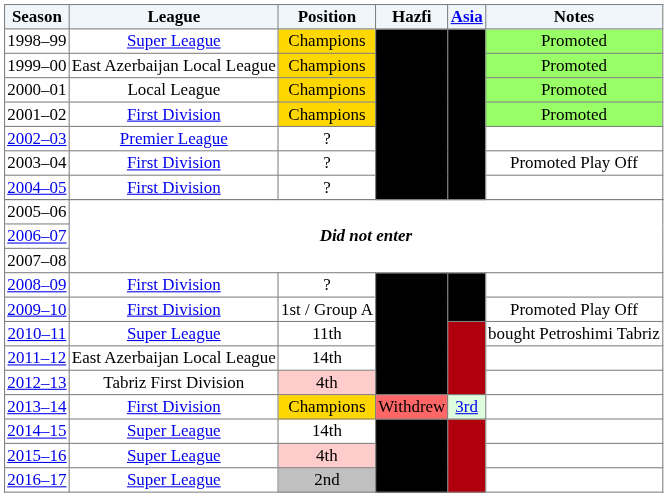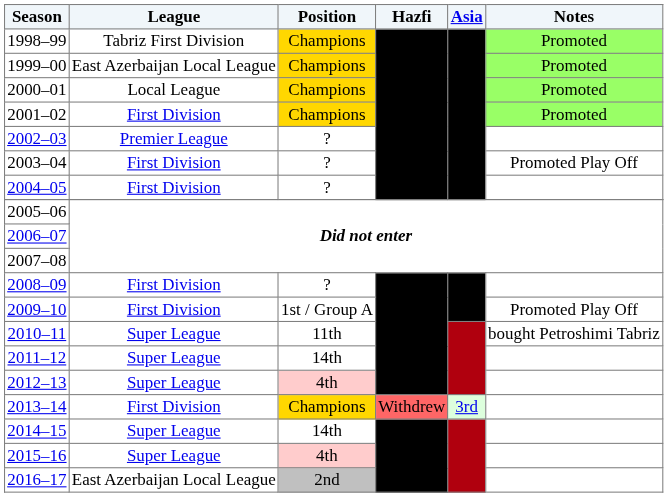(174, 41) Super League -> (174, 41) Tabriz First Division
(174, 358) East Azerbaijan Local League -> (174, 358) Super League
(174, 382) Tabriz First Division -> (174, 382) Super League
(174, 479) Super League -> (174, 479) East Azerbaijan Local League
